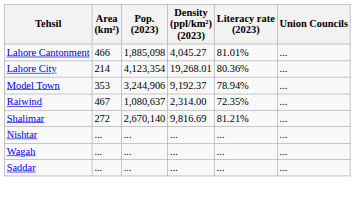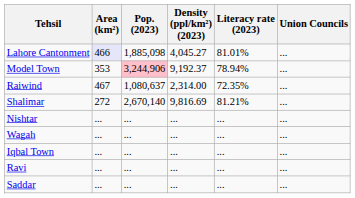(102, 52) no background -> (102, 52) lavender background
- row: (32, 69)
(144, 85) no background -> (144, 69) pink background
+ row: (30, 151)
+ row: (17, 168)
